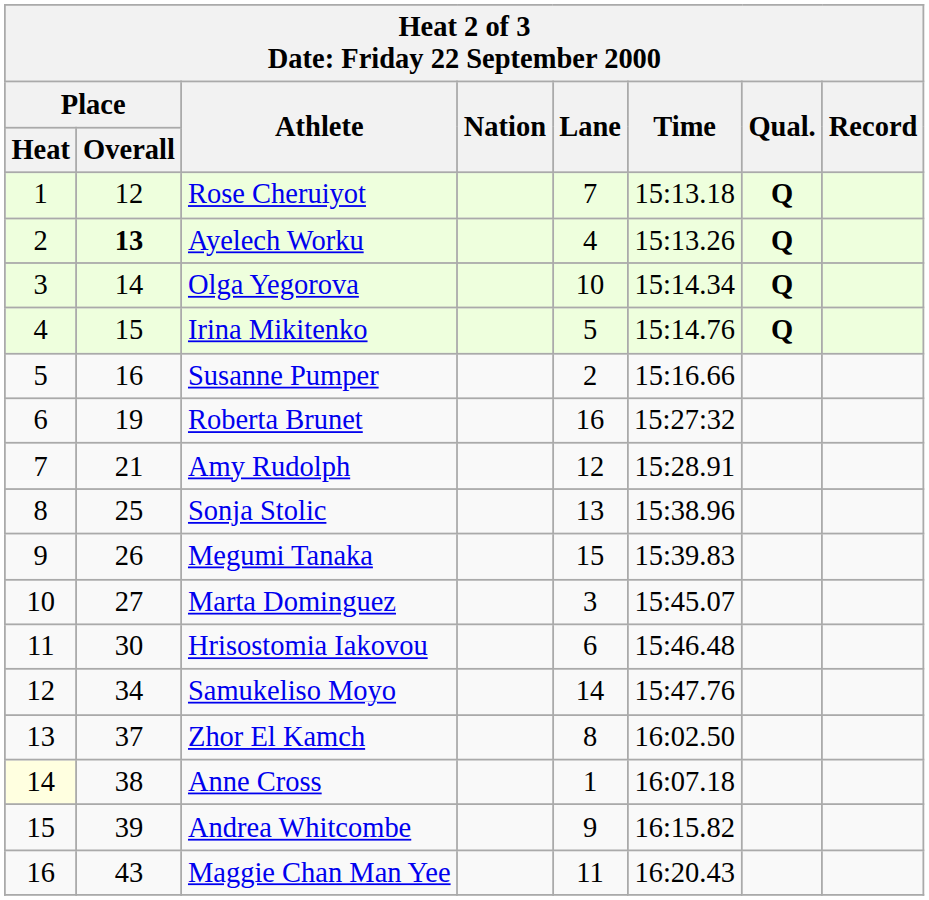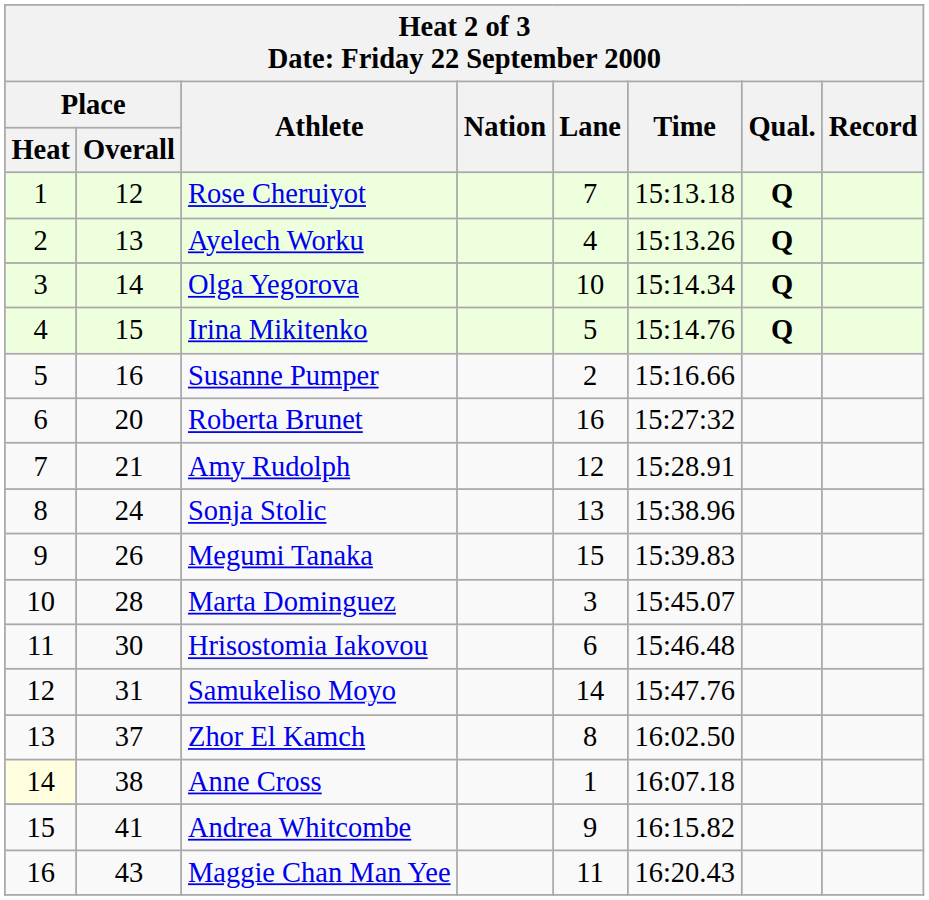(129, 239) bold -> (129, 239) normal
(129, 420) 19 -> (129, 420) 20
(129, 510) 25 -> (129, 510) 24
(129, 601) 27 -> (129, 601) 28
(129, 691) 34 -> (129, 691) 31
(129, 826) 39 -> (129, 826) 41
